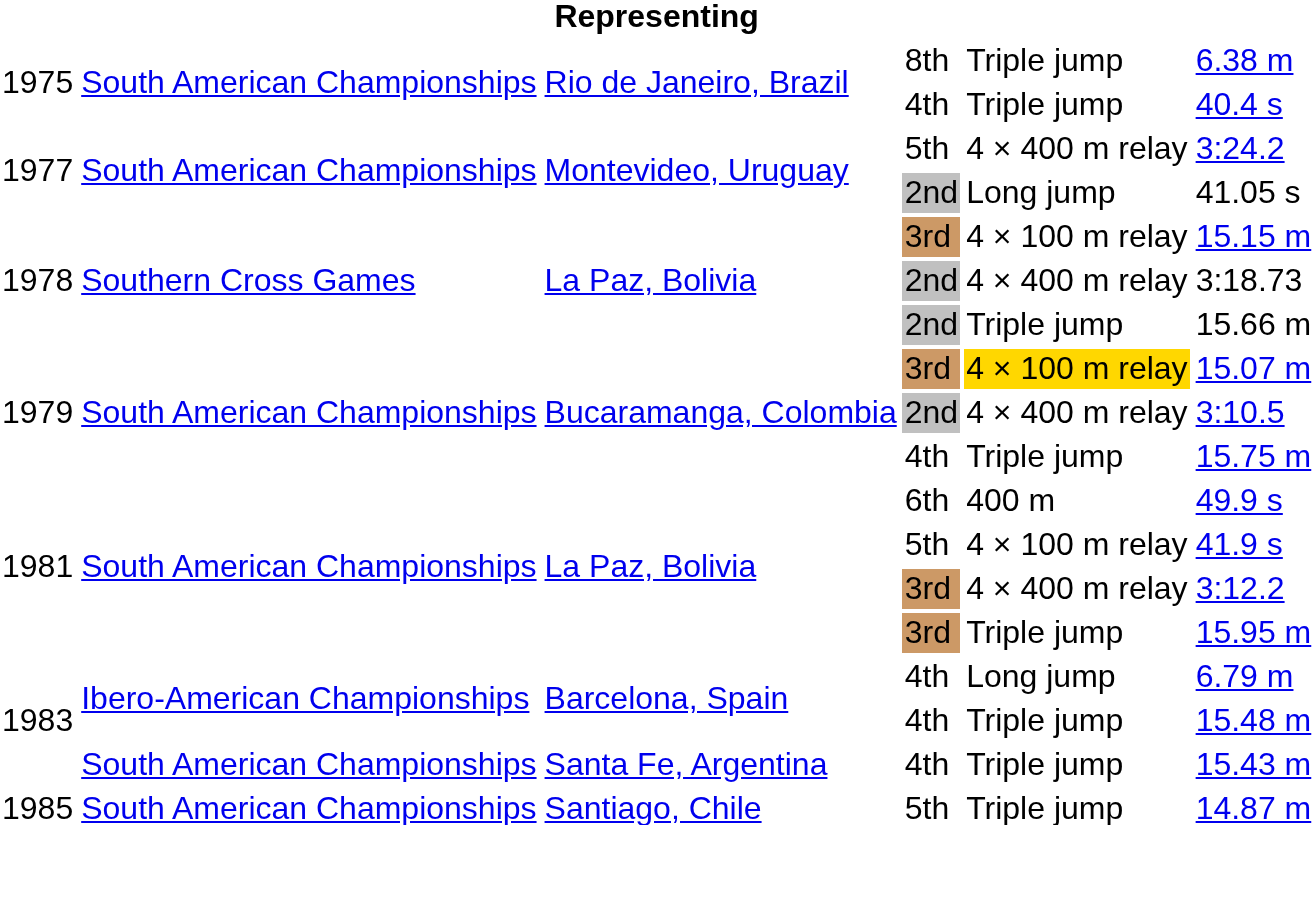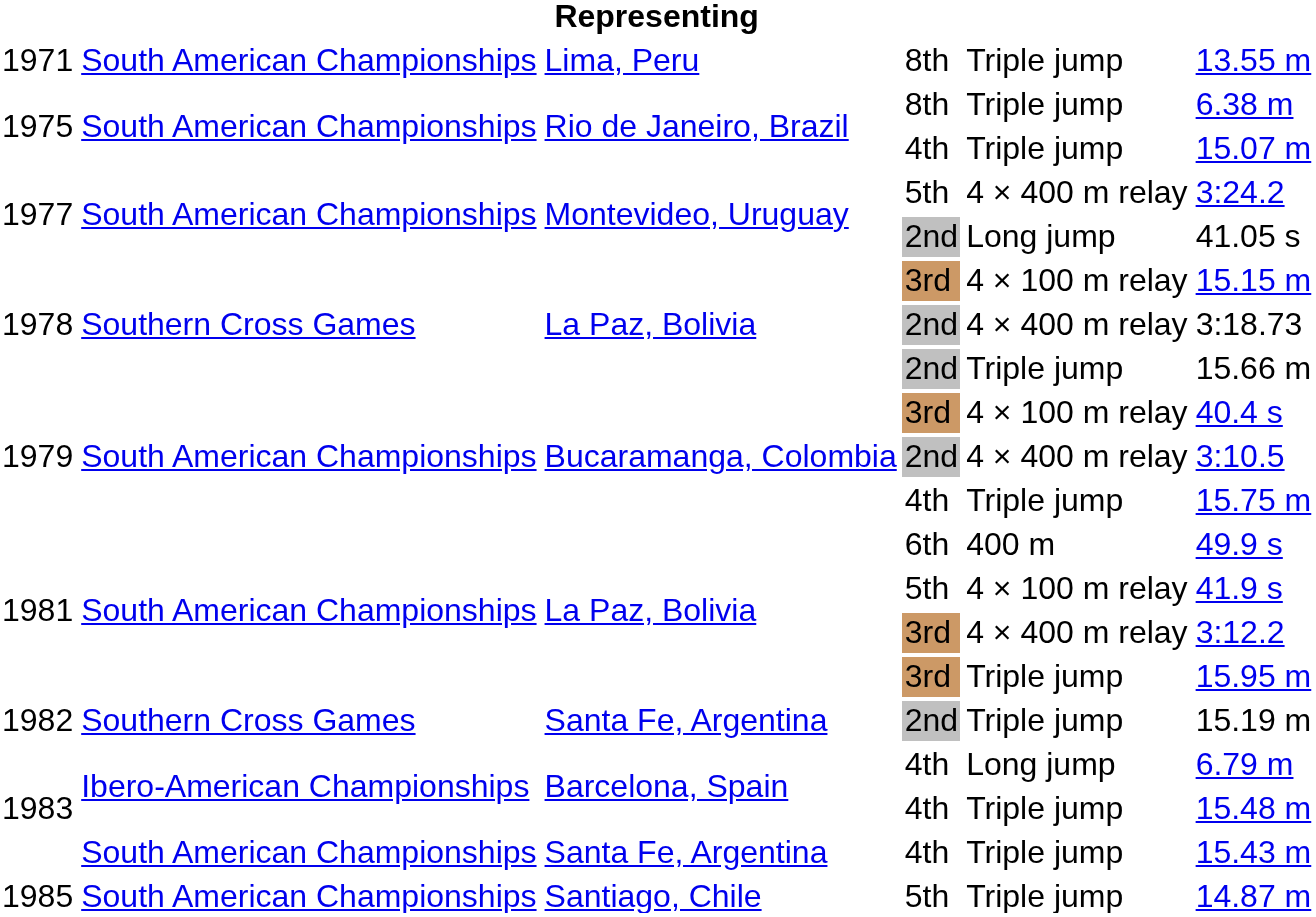+ row: (38, 60)
(1239, 104) 40.4 s -> (1253, 148) 15.07 m
(1077, 368) gold background -> (1077, 412) no background
(1253, 368) 15.07 m -> (1239, 412) 40.4 s
+ row: (38, 720)
